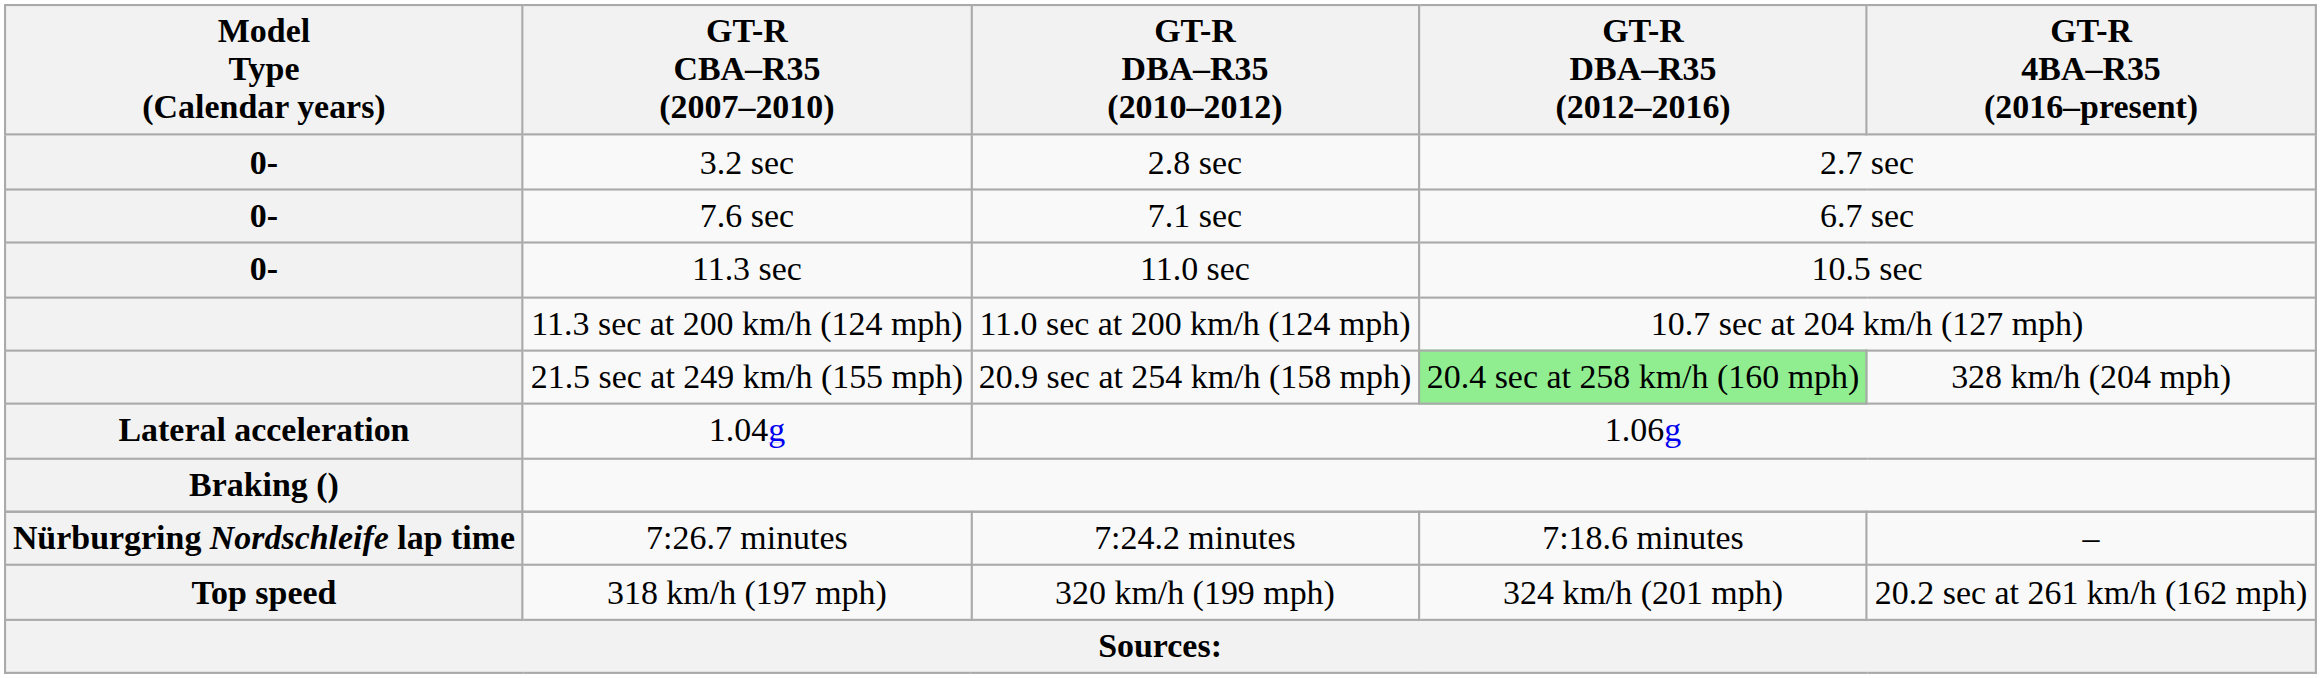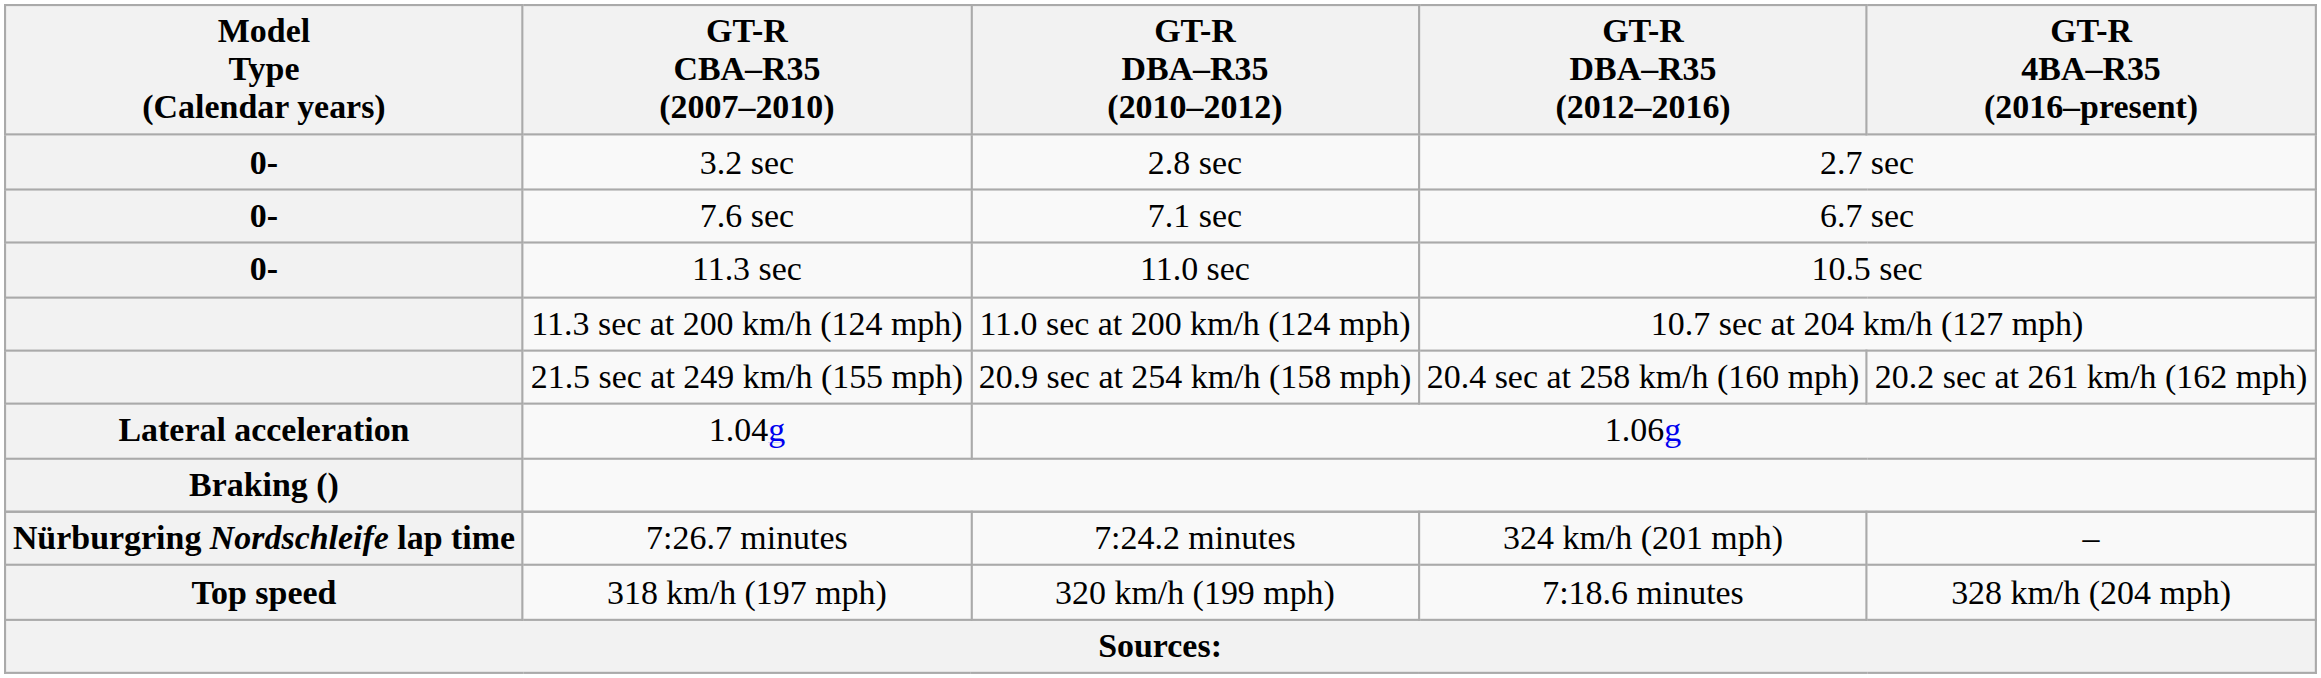(1643, 376) lightgreen background -> (1643, 376) no background
(2091, 376) 328 km/h (204 mph) -> (2091, 376) 20.2 sec at 261 km/h (162 mph)
(1643, 538) 7:18.6 minutes -> (1643, 538) 324 km/h (201 mph)
(1643, 591) 324 km/h (201 mph) -> (1643, 591) 7:18.6 minutes
(2091, 591) 20.2 sec at 261 km/h (162 mph) -> (2091, 591) 328 km/h (204 mph)
